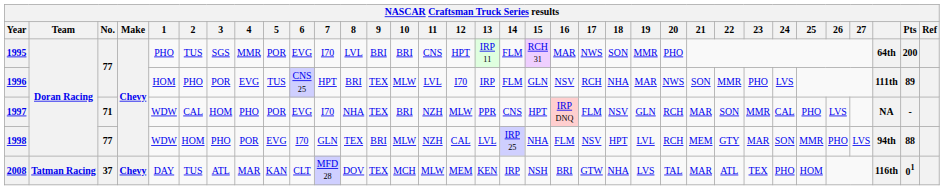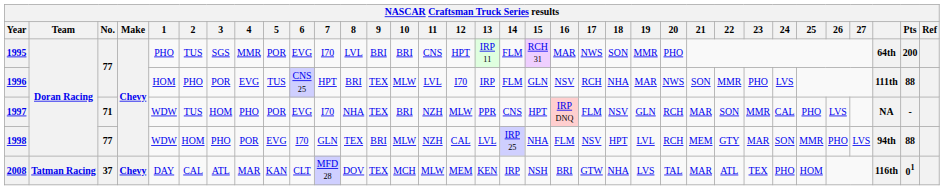(910, 82) 89 -> (910, 82) 88
(193, 111) CAL -> (193, 111) TUS
(193, 170) TUS -> (193, 170) CAL
